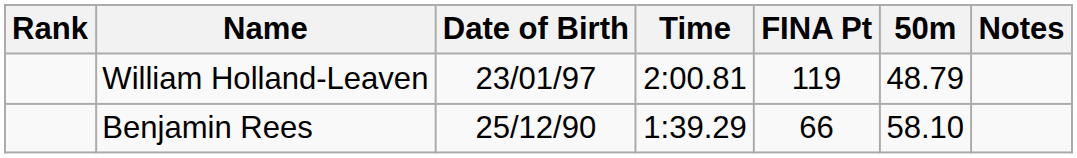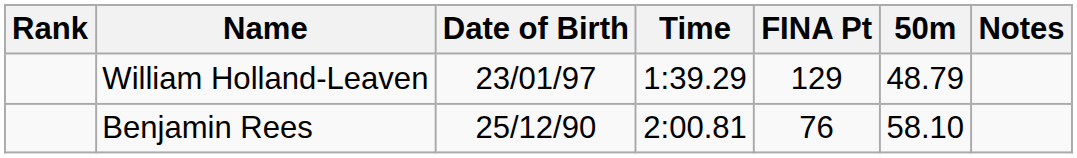(695, 78) 2:00.81 -> (695, 78) 1:39.29
(817, 78) 119 -> (817, 78) 129
(695, 127) 1:39.29 -> (695, 127) 2:00.81
(817, 127) 66 -> (817, 127) 76
